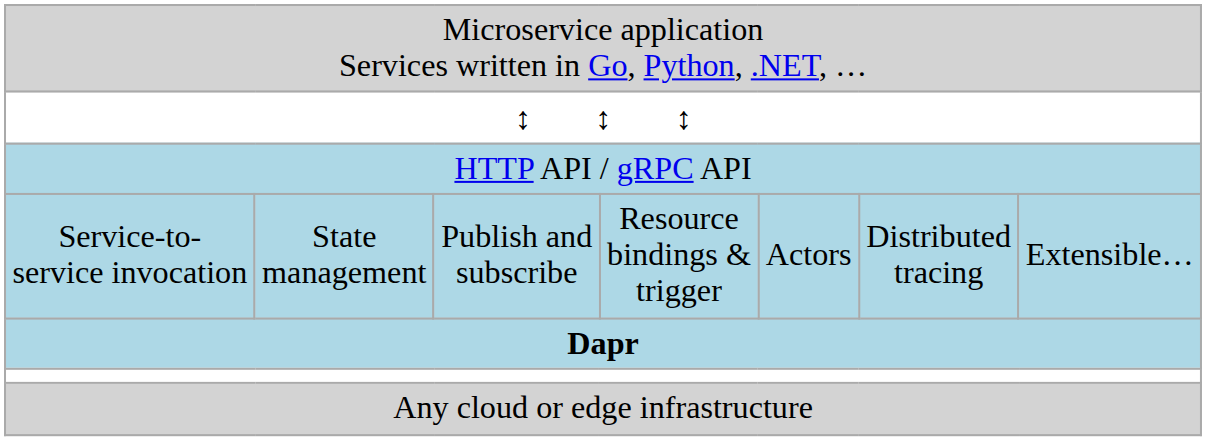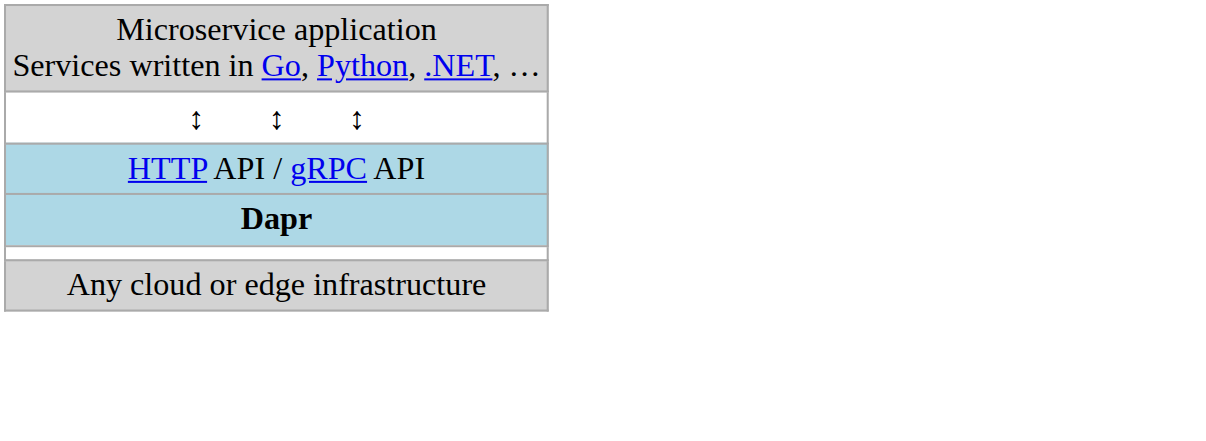- row: (130, 255)
